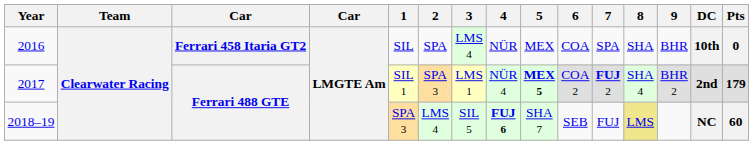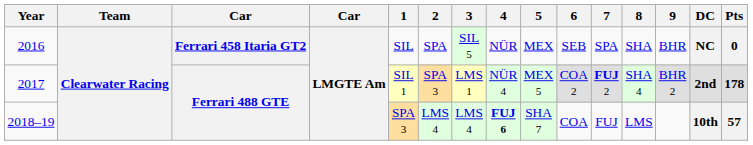(469, 45) LMS 4 -> (469, 45) SIL 5
(575, 45) COA -> (574, 45) SEB
(707, 45) 10th -> (705, 45) NC
(539, 83) bold -> (539, 83) normal
(736, 83) 179 -> (734, 83) 178
(469, 121) SIL 5 -> (469, 121) LMS 4
(575, 121) SEB -> (574, 121) COA
(640, 121) khaki background -> (639, 121) no background
(707, 121) NC -> (705, 121) 10th
(736, 121) 60 -> (734, 121) 57
